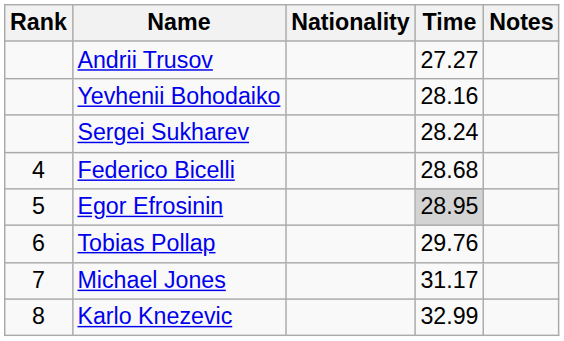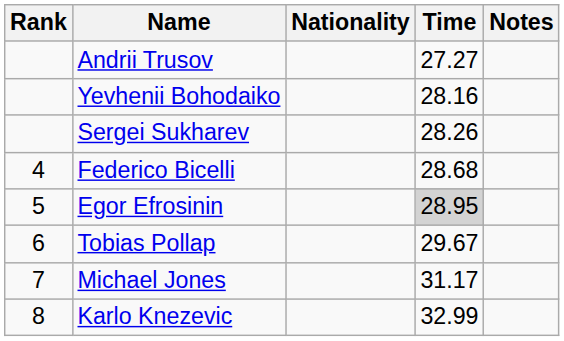(449, 133) 28.24 -> (449, 133) 28.26
(449, 243) 29.76 -> (449, 243) 29.67
